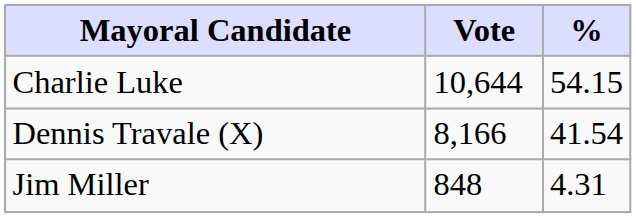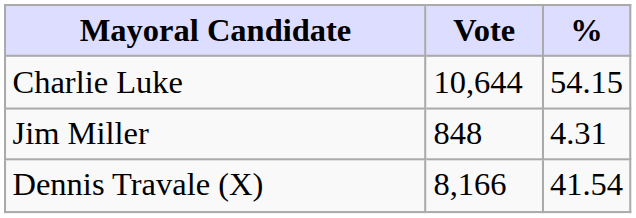rows swapped: (138, 133) <-> (81, 184)
